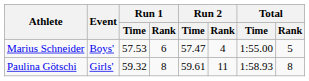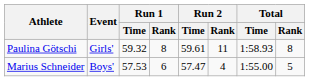rows swapped: (46, 49) <-> (42, 67)
